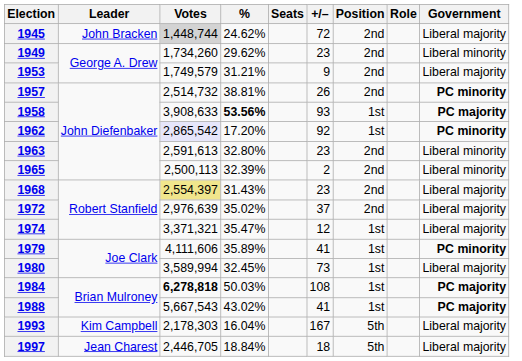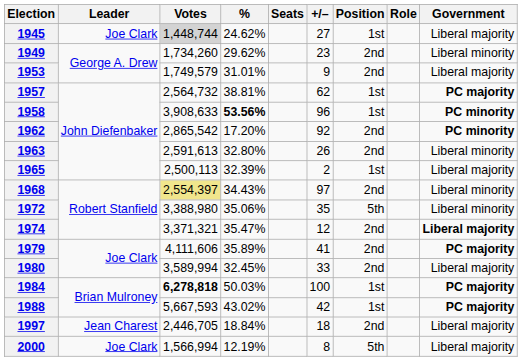(120, 33) John Bracken -> (131, 33) Joe Clark
(323, 33) 72 -> (323, 33) 27
(374, 33) 2nd -> (376, 33) 1st
(244, 72) 31.21% -> (244, 72) 31.01%
(190, 92) 2,514,732 -> (190, 92) 2,564,732
(323, 92) 26 -> (323, 92) 62
(374, 92) 2nd -> (376, 92) 1st
(471, 92) PC minority -> (480, 92) PC majority
(323, 111) 93 -> (323, 111) 96
(472, 111) PC majority -> (480, 111) PC minority
(190, 131) lavender background -> (190, 131) no background
(376, 131) 1st -> (374, 131) 2nd
(323, 151) 23 -> (323, 151) 26
(374, 170) 2nd -> (376, 170) 1st
(464, 170) Liberal minority -> (472, 170) Liberal majority
(244, 190) 31.43% -> (244, 190) 34.43%
(323, 190) 23 -> (323, 190) 97
(464, 190) Liberal majority -> (472, 190) Liberal minority
(190, 209) 2,976,639 -> (190, 209) 3,388,980
(244, 209) 35.02% -> (244, 209) 35.06%
(323, 209) 37 -> (323, 209) 35
(374, 209) 2nd -> (376, 209) 5th
(464, 209) Liberal majority -> (472, 209) Liberal minority
(376, 229) 1st -> (374, 229) 2nd
(464, 229) normal -> (468, 229) bold
(376, 248) 1st -> (374, 248) 2nd
(471, 248) PC minority -> (480, 248) PC majority
(323, 268) 73 -> (323, 268) 33
(376, 268) 1st -> (374, 268) 2nd
(320, 287) 108 -> (320, 287) 100
(190, 307) 5,667,543 -> (190, 307) 5,667,593
(323, 307) 41 -> (323, 307) 42
- row: (31, 326)
(376, 346) 5th -> (374, 326) 2nd
+ row: (31, 346)
